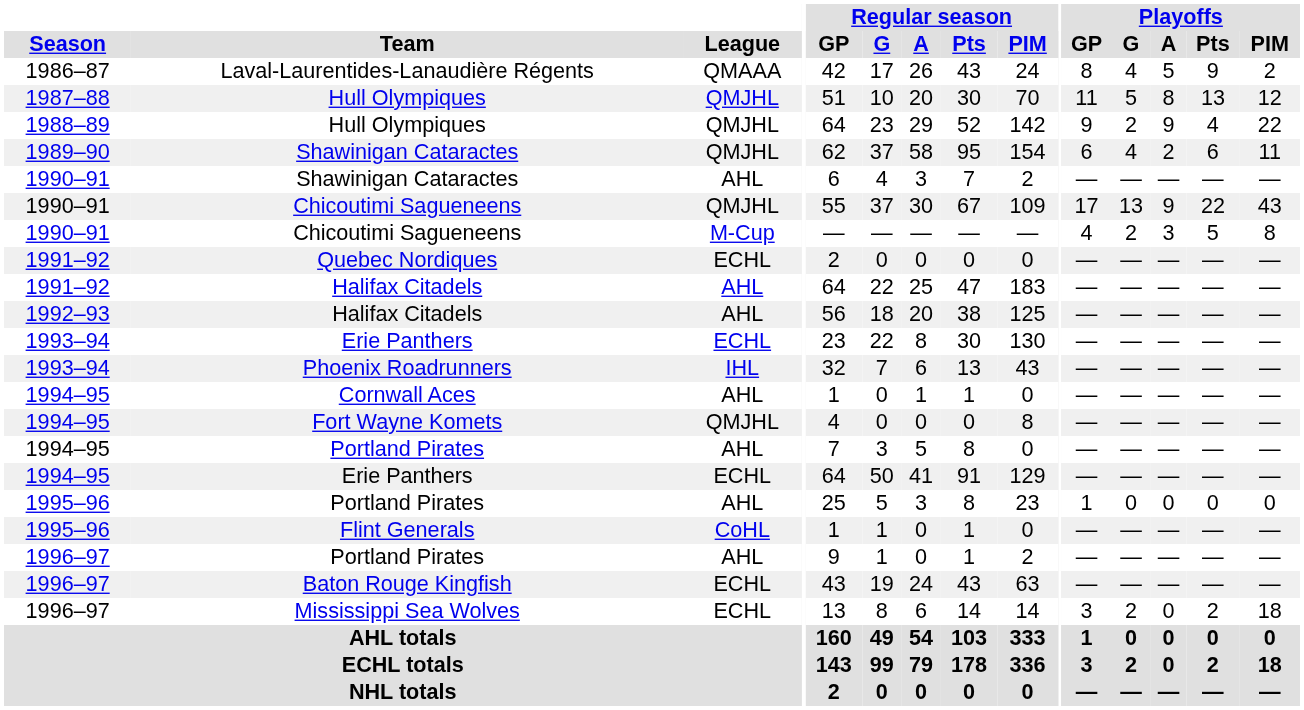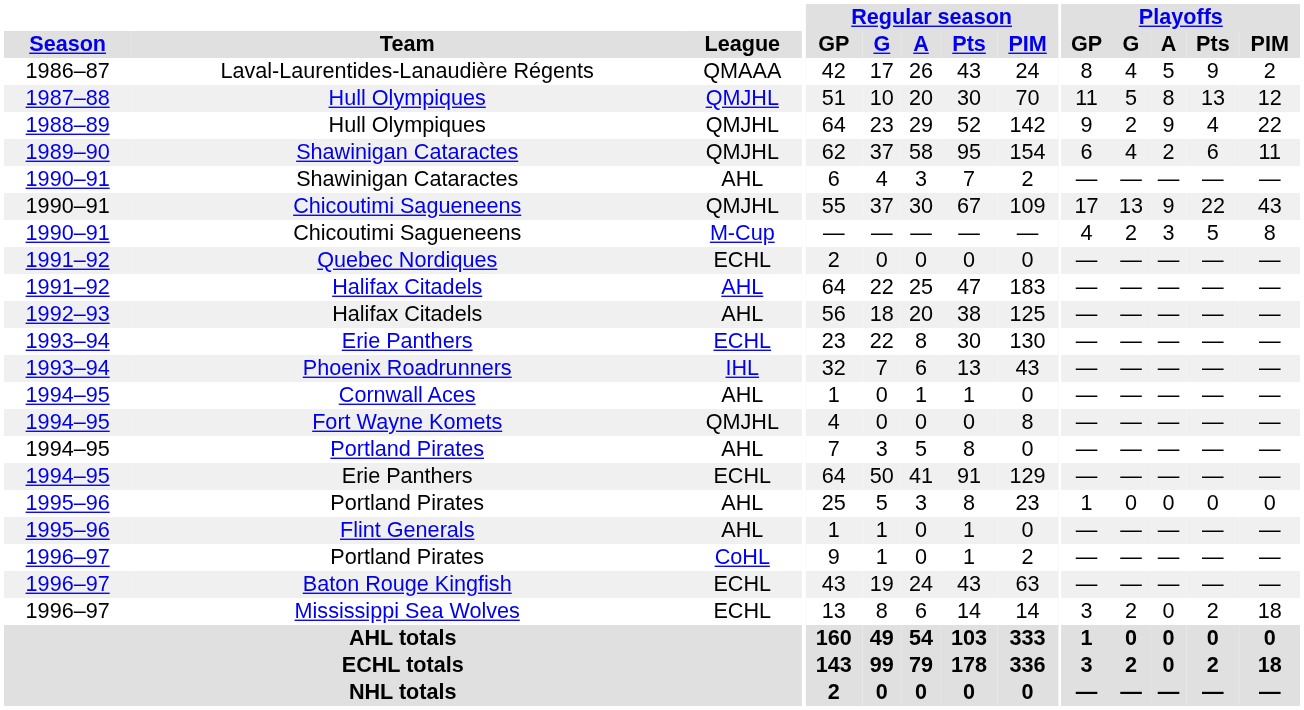(742, 530) CoHL -> (742, 530) AHL
(742, 557) AHL -> (742, 557) CoHL
